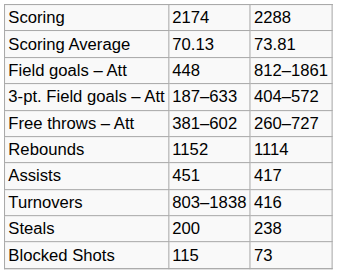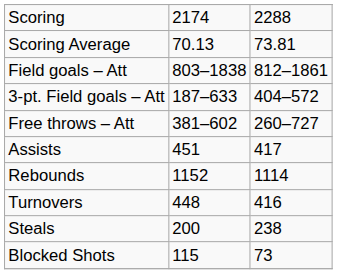(186, 70) 448 -> (209, 70) 803–1838
rows swapped: (46, 149) <-> (35, 176)
(209, 202) 803–1838 -> (186, 202) 448
